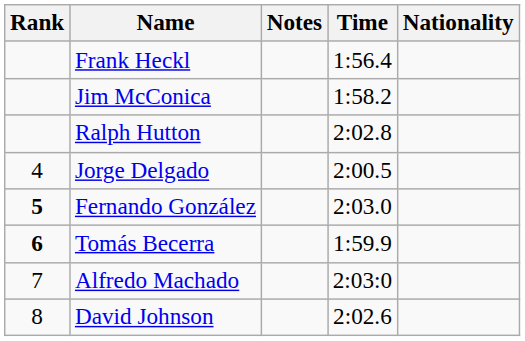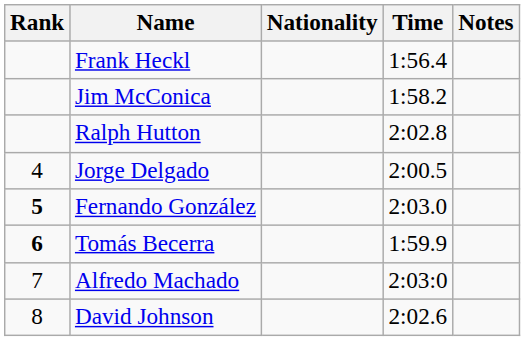columns swapped: (458, 22) <-> (294, 22)
